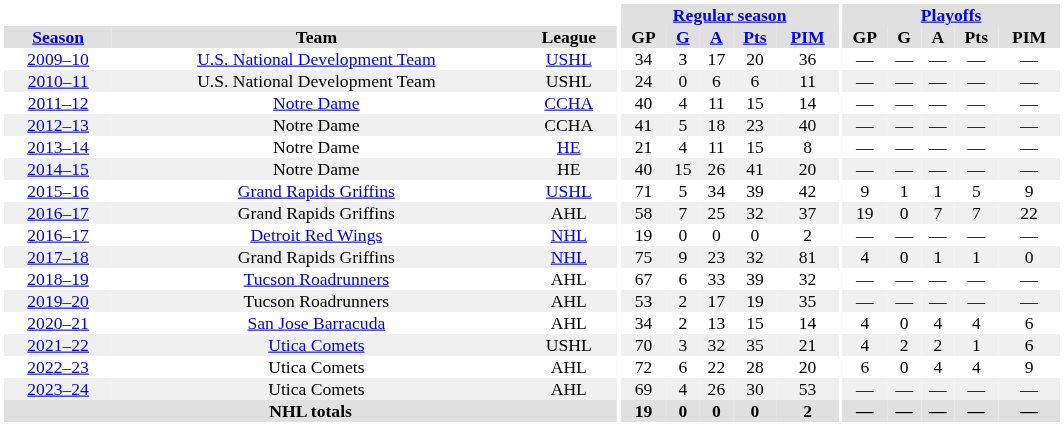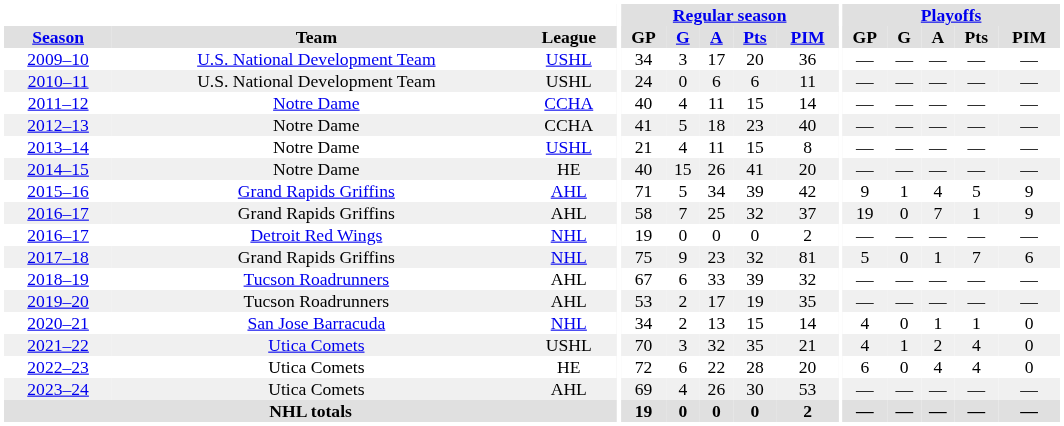(569, 146) HE -> (569, 146) USHL
(569, 190) USHL -> (569, 190) AHL
(938, 190) 1 -> (938, 190) 4
(976, 212) 7 -> (976, 212) 1
(1029, 212) 22 -> (1029, 212) 9
(865, 256) 4 -> (865, 256) 5
(976, 256) 1 -> (976, 256) 7
(1029, 256) 0 -> (1029, 256) 6
(569, 322) AHL -> (569, 322) NHL
(938, 322) 4 -> (938, 322) 1
(976, 322) 4 -> (976, 322) 1
(1029, 322) 6 -> (1029, 322) 0
(904, 344) 2 -> (904, 344) 1
(976, 344) 1 -> (976, 344) 4
(1029, 344) 6 -> (1029, 344) 0
(569, 366) AHL -> (569, 366) HE
(1029, 366) 9 -> (1029, 366) 0
